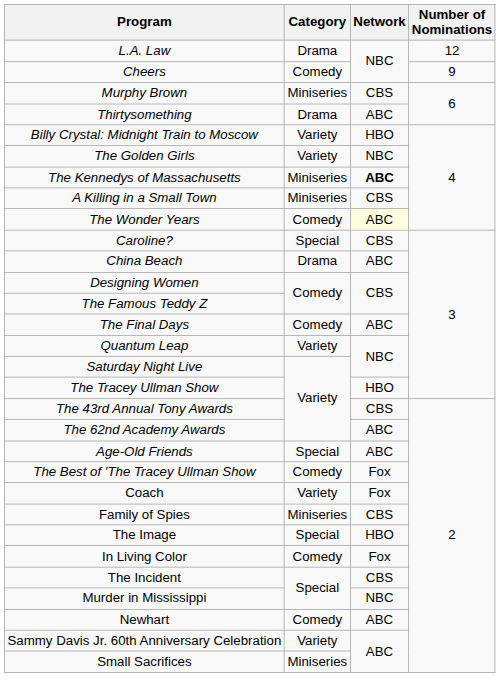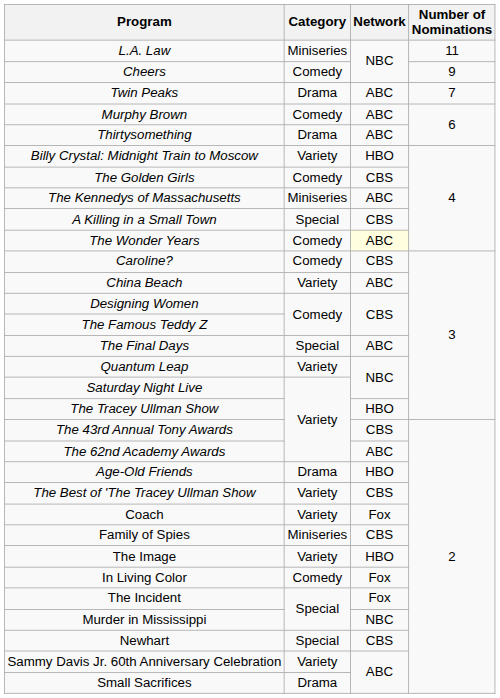(317, 51) Drama -> (317, 51) Miniseries
(452, 51) 12 -> (452, 51) 11
+ row: (144, 93)
(317, 93) Miniseries -> (317, 114) Comedy
(380, 93) CBS -> (380, 114) ABC
(317, 156) Variety -> (317, 177) Comedy
(380, 156) NBC -> (380, 177) CBS
(380, 177) bold -> (380, 198) normal
(317, 198) Miniseries -> (317, 219) Special
(317, 240) Special -> (317, 261) Comedy
(317, 261) Drama -> (317, 282) Variety
(317, 324) Comedy -> (317, 345) Special
(317, 451) Special -> (317, 472) Drama
(380, 451) ABC -> (380, 472) HBO
(317, 472) Comedy -> (317, 493) Variety
(380, 472) Fox -> (380, 493) CBS
(317, 535) Special -> (317, 556) Variety
(380, 577) CBS -> (380, 598) Fox
(317, 619) Comedy -> (317, 640) Special
(380, 619) ABC -> (380, 640) CBS
(317, 661) Miniseries -> (317, 682) Drama
